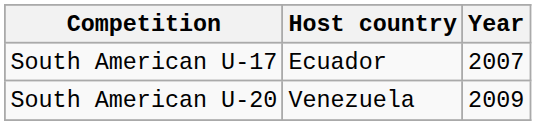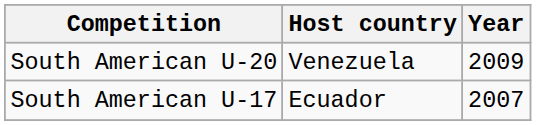rows swapped: (144, 62) <-> (144, 100)
